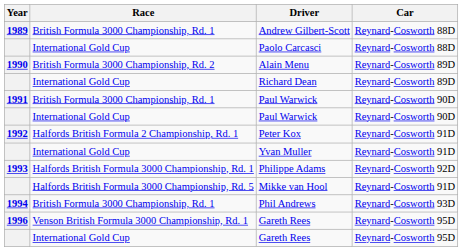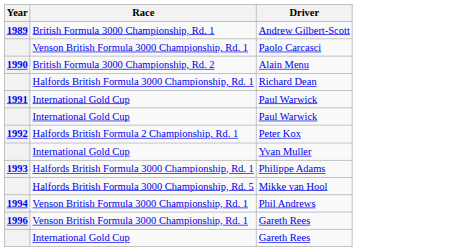- column: (405, 13)
(81, 47) International Gold Cup -> (140, 47) Venson British Formula 3000 Championship, Rd. 1
(81, 82) International Gold Cup -> (143, 82) Halfords British Formula 3000 Championship, Rd. 1
(124, 99) British Formula 3000 Championship, Rd. 1 -> (81, 99) International Gold Cup
(124, 203) British Formula 3000 Championship, Rd. 1 -> (140, 203) Venson British Formula 3000 Championship, Rd. 1
